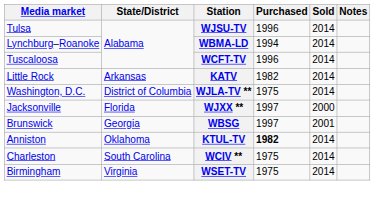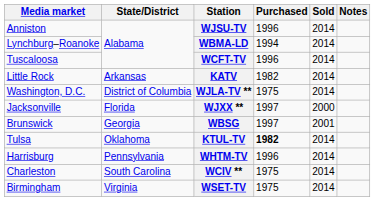(19, 28) Tulsa -> (26, 28) Anniston
(26, 140) Anniston -> (19, 140) Tulsa
+ row: (224, 156)
